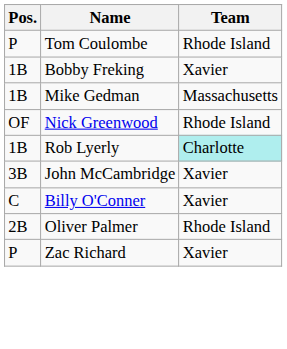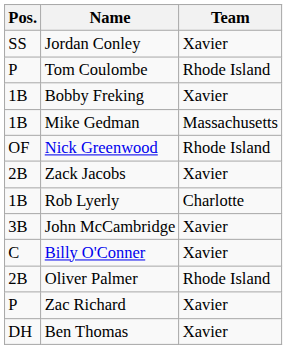+ row: (93, 43)
+ row: (85, 174)
(213, 148) paleturquoise background -> (213, 200) no background
+ row: (86, 331)
